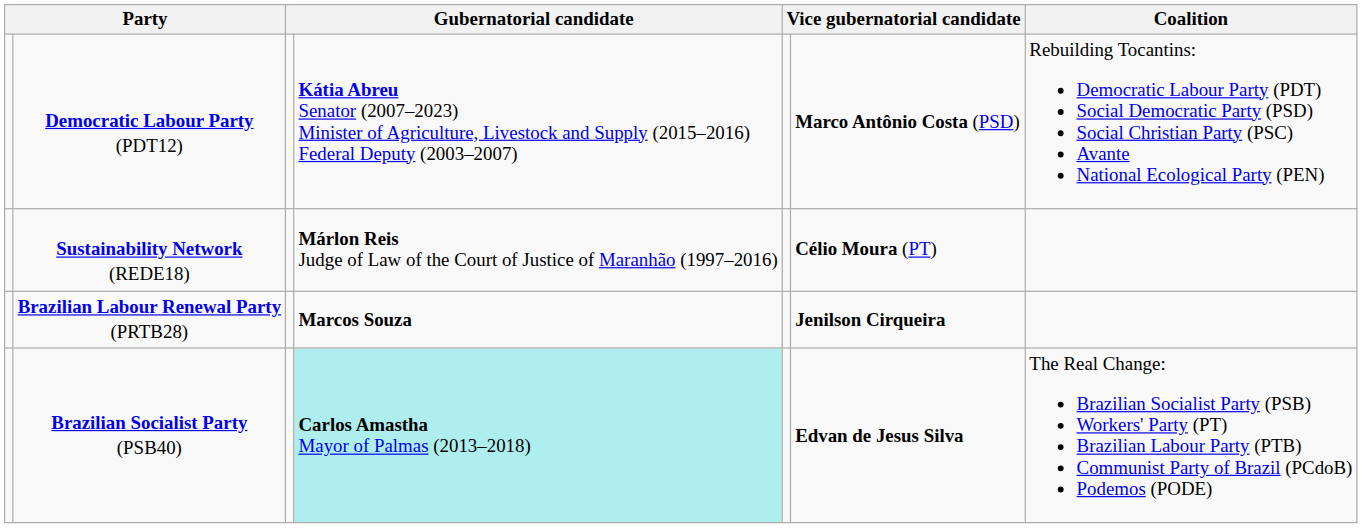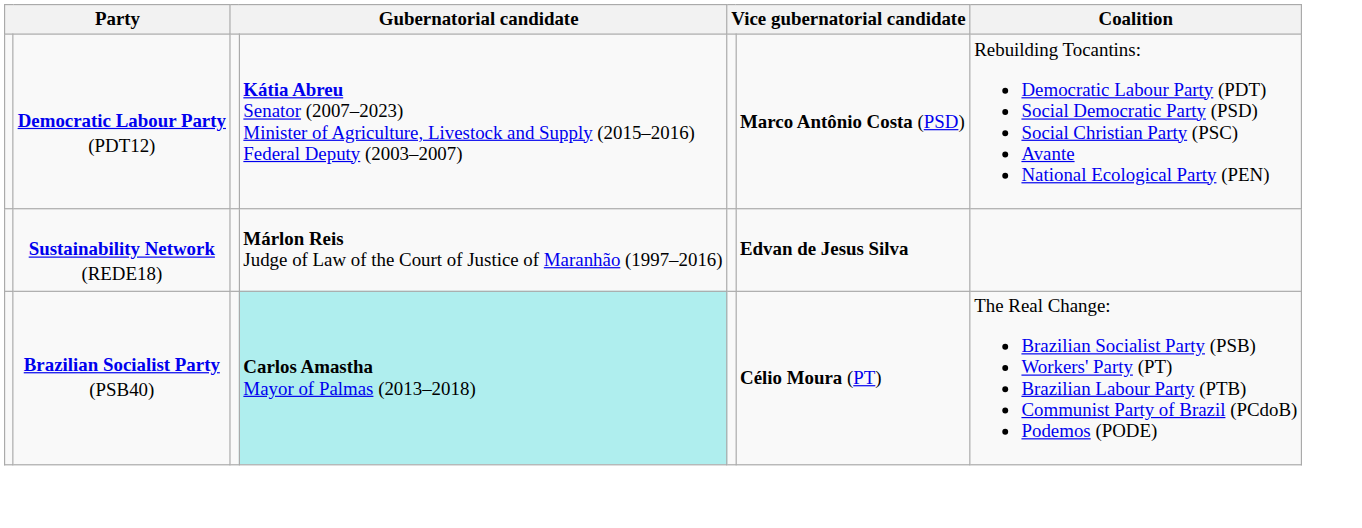(866, 249) Célio Moura (PT) -> (824, 249) Edvan de Jesus Silva
- row: (149, 319)
(879, 435) Edvan de Jesus Silva -> (811, 377) Célio Moura (PT)
